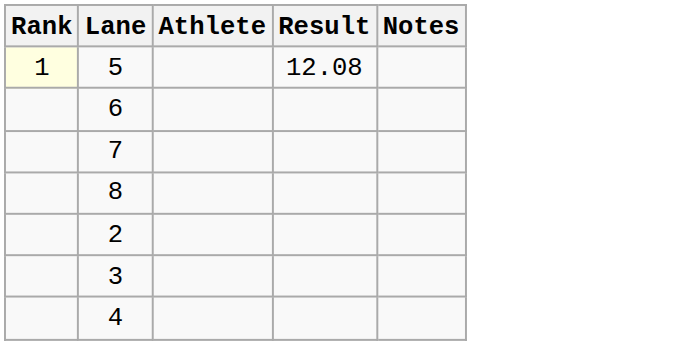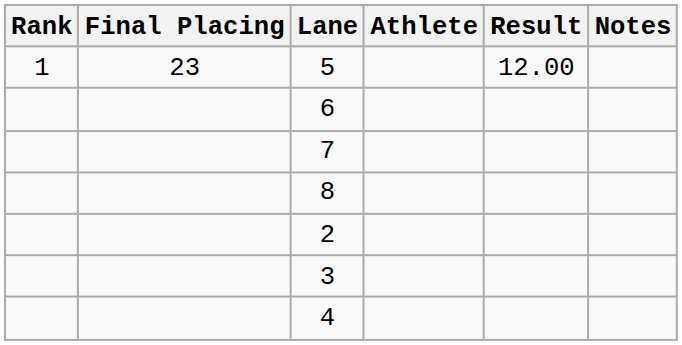+ column: (185, 26)
(42, 68) lightyellow background -> (42, 68) no background
(324, 68) 12.08 -> (536, 68) 12.00
